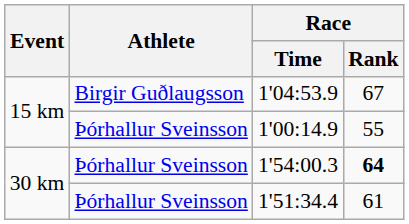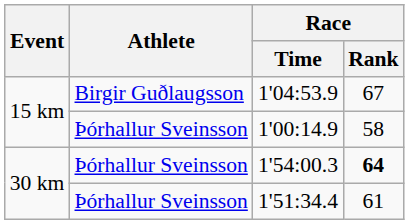(373, 129) 55 -> (373, 129) 58
